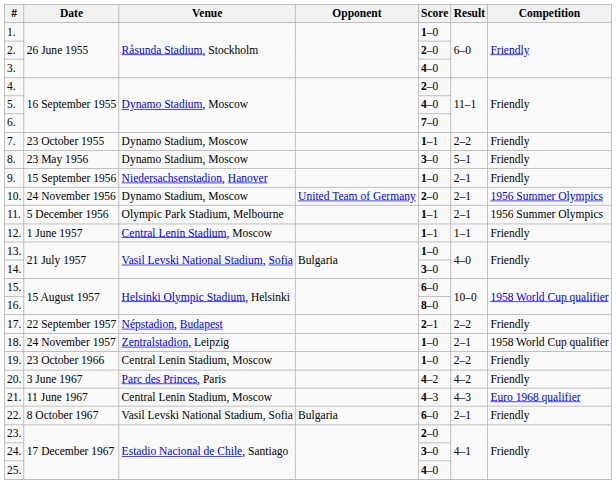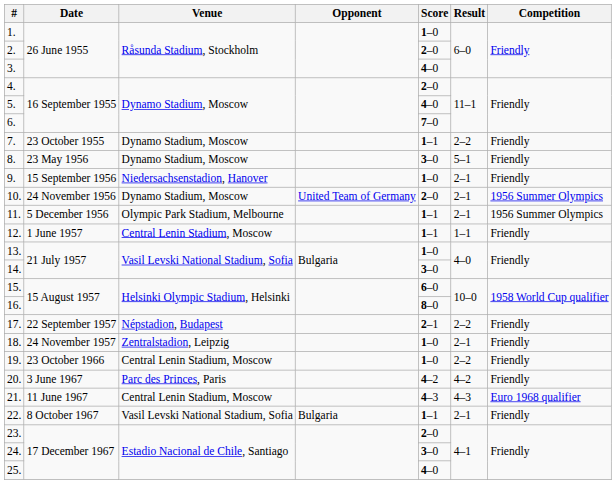(549, 342) 1958 World Cup qualifier -> (510, 342) Friendly
(430, 415) 6–0 -> (430, 415) 1–1
